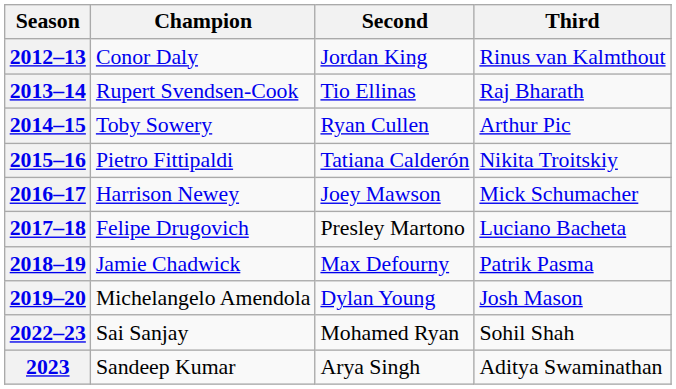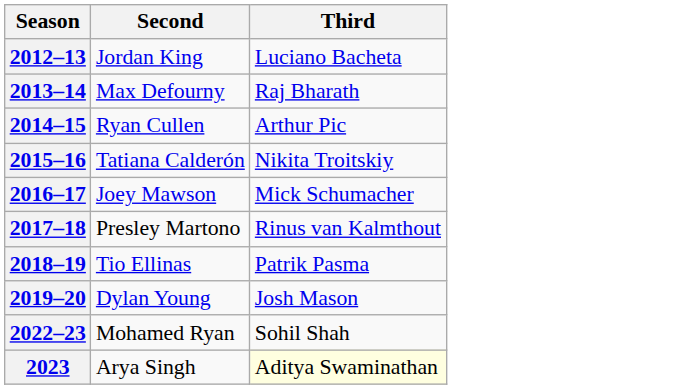- column: (203, 21)
(572, 56) Rinus van Kalmthout -> (328, 56) Luciano Bacheta
(368, 90) Tio Ellinas -> (160, 90) Max Defourny
(553, 228) Luciano Bacheta -> (348, 228) Rinus van Kalmthout
(385, 263) Max Defourny -> (144, 263) Tio Ellinas
(571, 366) no background -> (346, 366) lightyellow background
